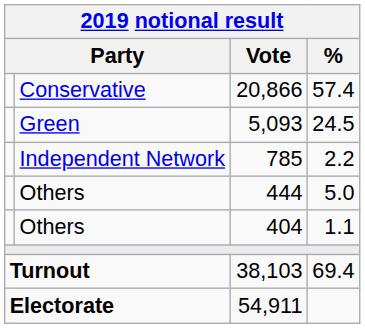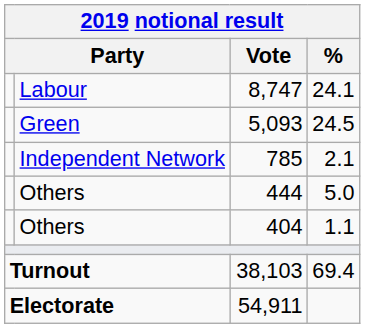- row: (269, 90)
+ row: (275, 90)
(339, 158) 2.2 -> (339, 158) 2.1
